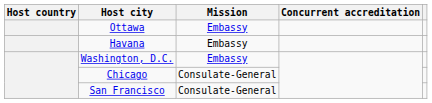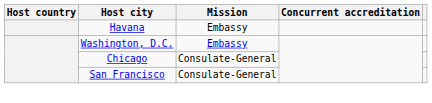- row: (127, 28)
